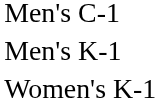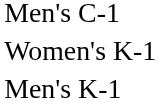rows swapped: (63, 50) <-> (80, 89)
